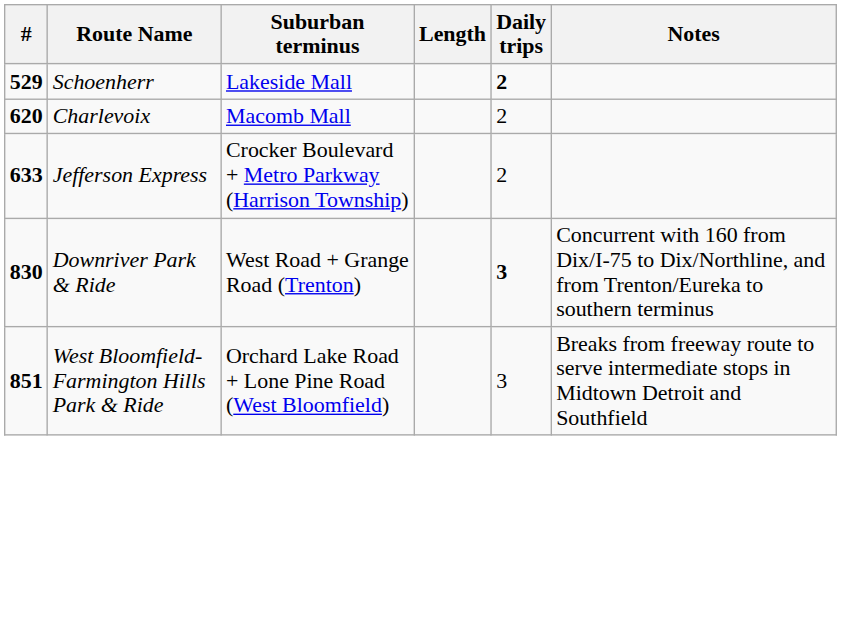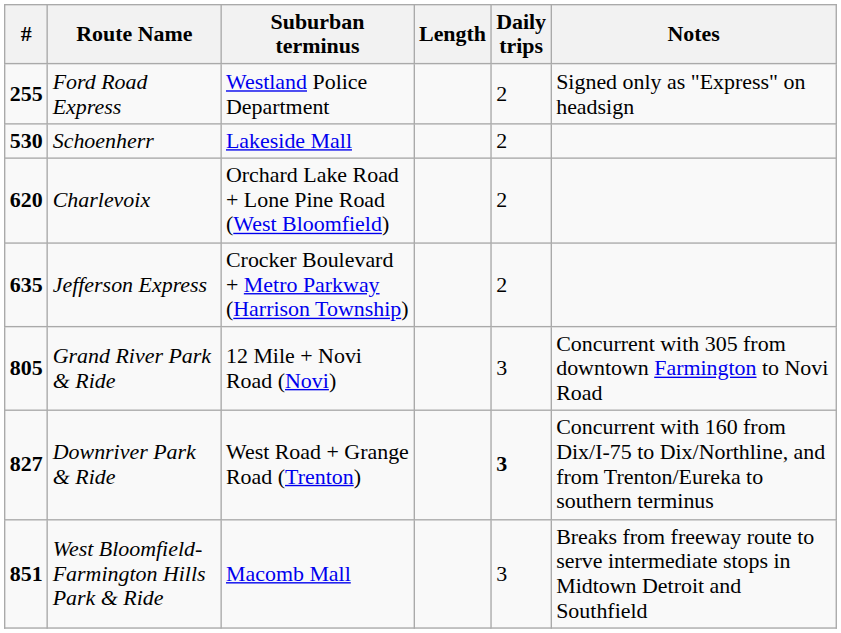+ row: (100, 93)
(26, 81) 529 -> (26, 140) 530
(502, 81) bold -> (502, 140) normal
(288, 116) Macomb Mall -> (312, 200) Orchard Lake Road + Lone Pine Road (West Bloomfield)
(26, 175) 633 -> (26, 284) 635
+ row: (132, 368)
(26, 271) 830 -> (26, 464) 827
(312, 380) Orchard Lake Road + Lone Pine Road (West Bloomfield) -> (288, 573) Macomb Mall
